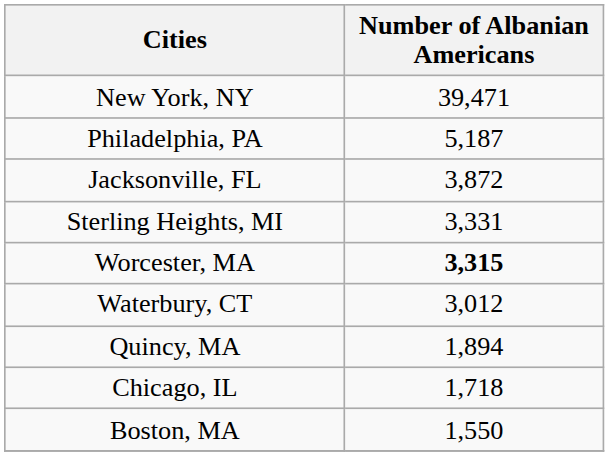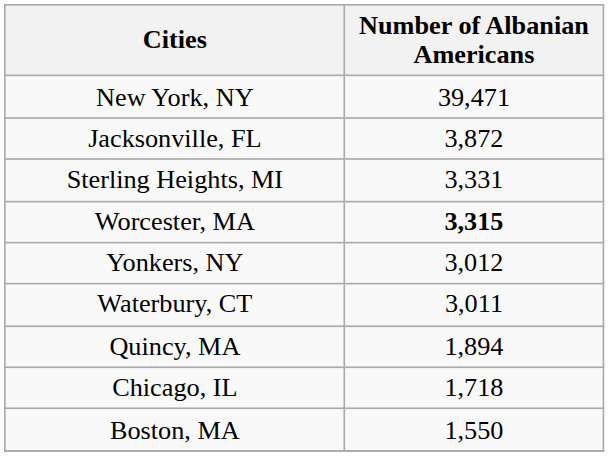- row: (175, 138)
+ row: (175, 262)
(474, 304) 3,012 -> (474, 304) 3,011
